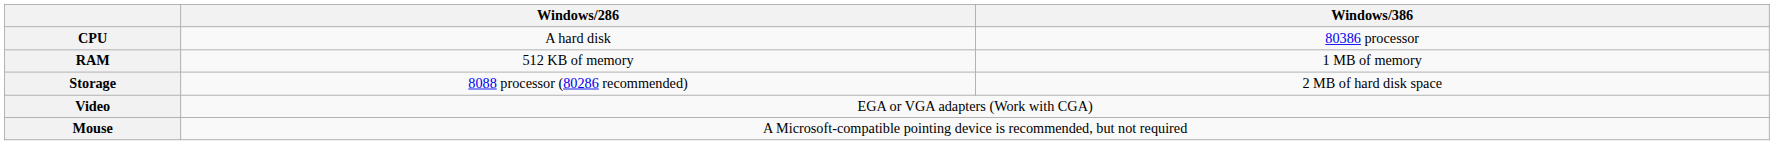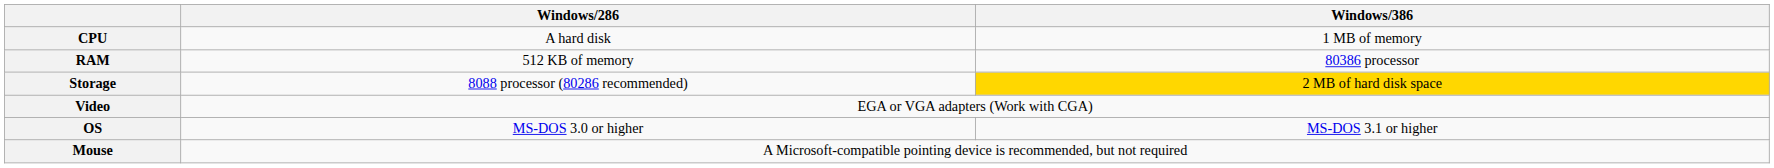(1372, 38) 80386 processor -> (1372, 38) 1 MB of memory
(1372, 60) 1 MB of memory -> (1372, 60) 80386 processor
(1372, 83) no background -> (1372, 83) gold background
+ row: (93, 128)
